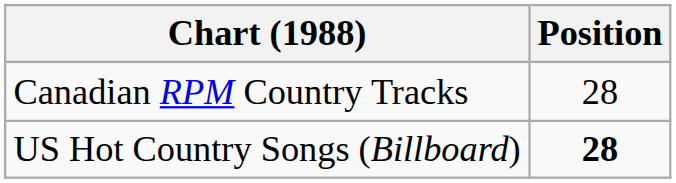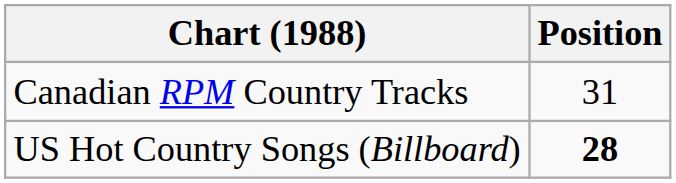(600, 90) 28 -> (600, 90) 31
